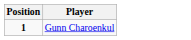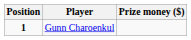+ column: (152, 12)
